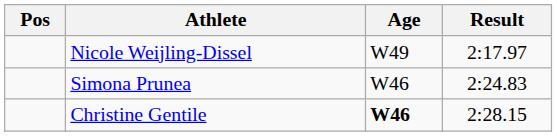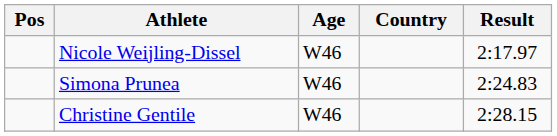+ column: (411, 20)
(390, 51) W49 -> (322, 51) W46
(390, 114) bold -> (322, 114) normal
